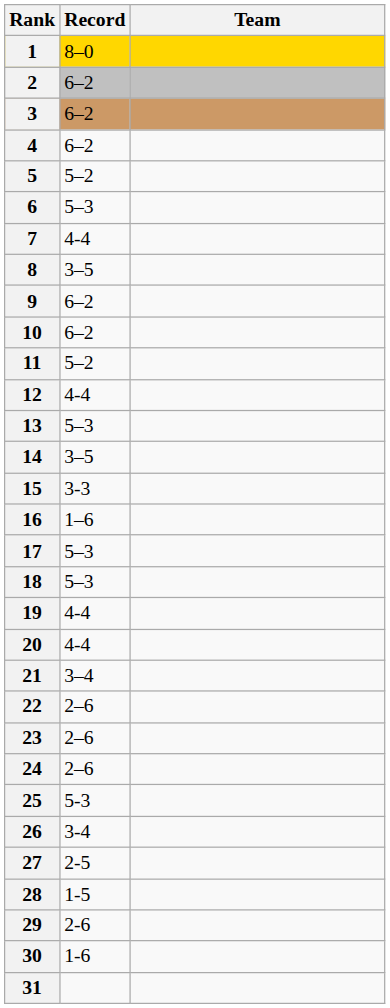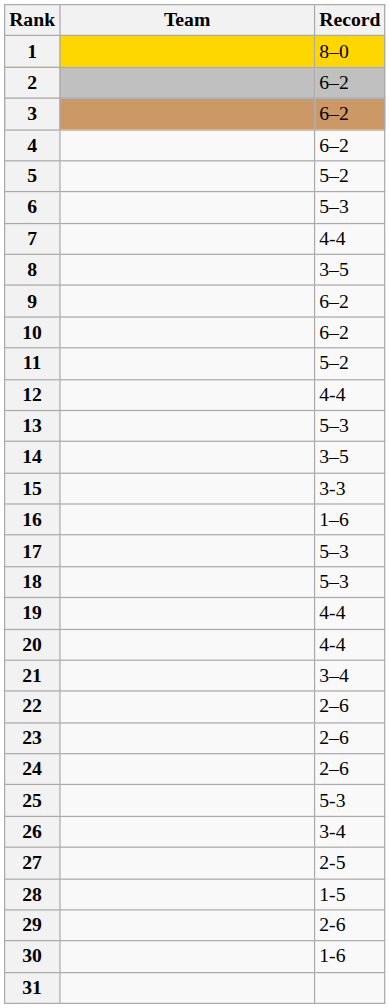columns swapped: (257, 20) <-> (95, 20)
